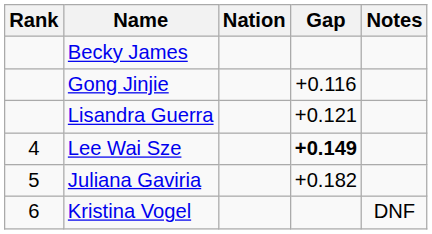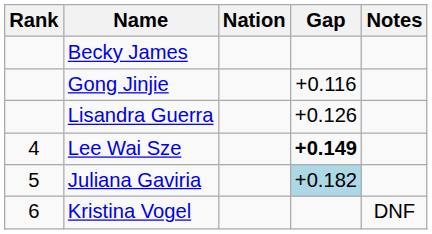(326, 116) +0.121 -> (326, 116) +0.126
(326, 180) no background -> (326, 180) lightblue background
